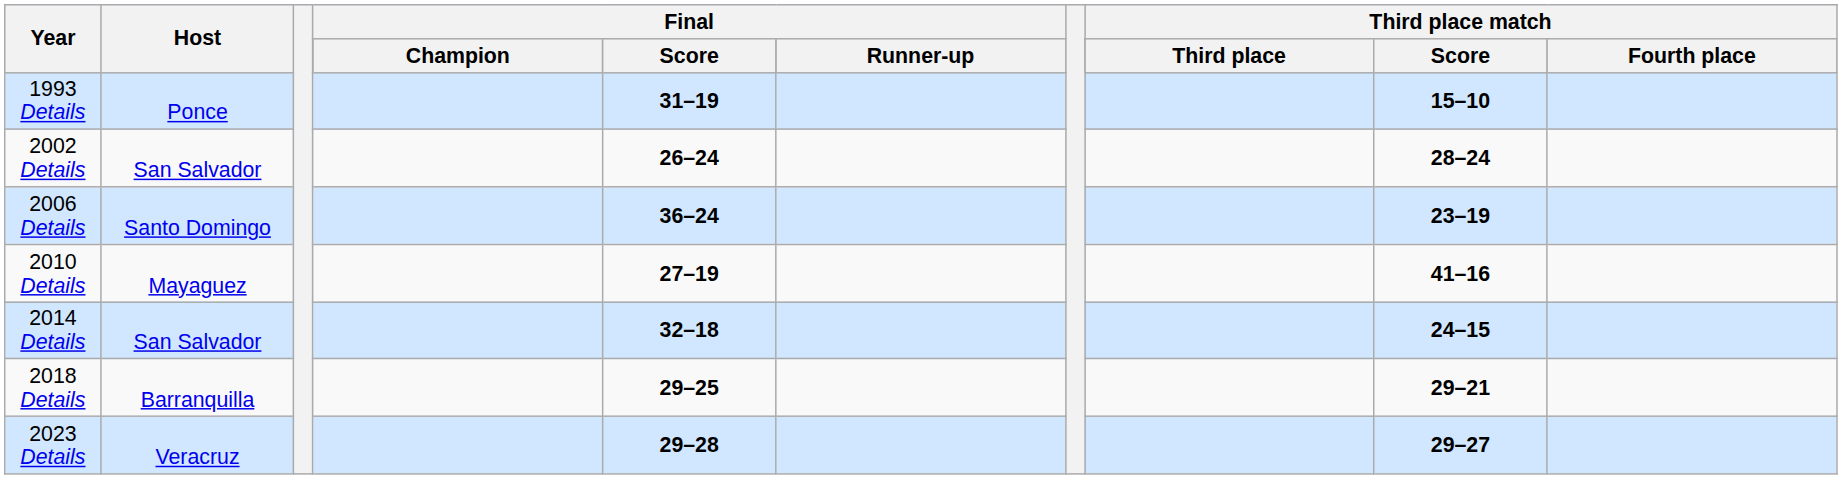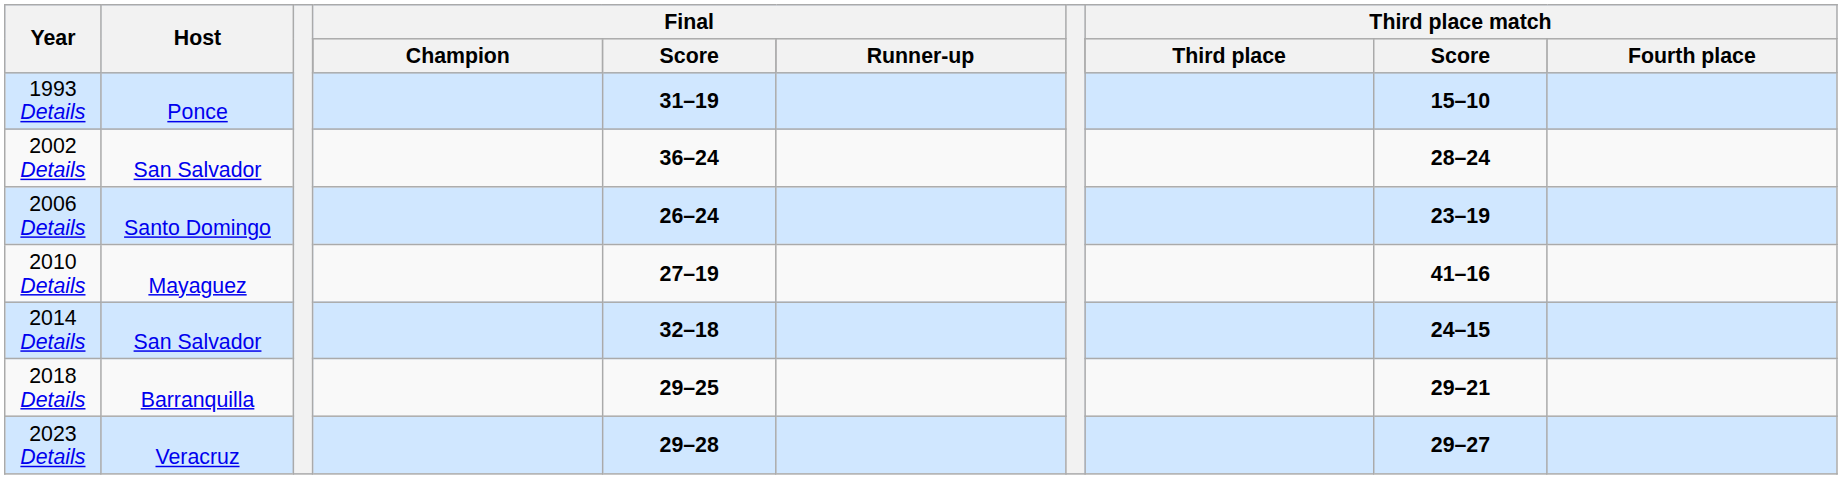(689, 158) 26–24 -> (689, 158) 36–24
(689, 216) 36–24 -> (689, 216) 26–24
